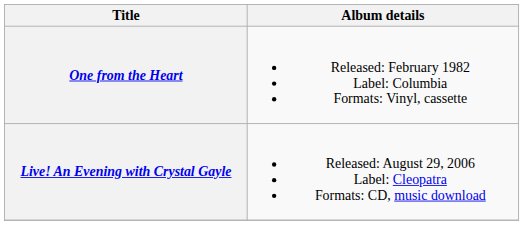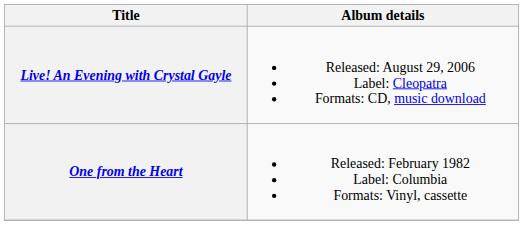rows swapped: (126, 75) <-> (126, 171)
